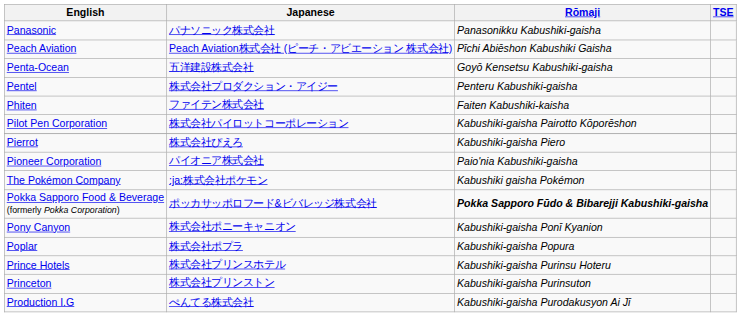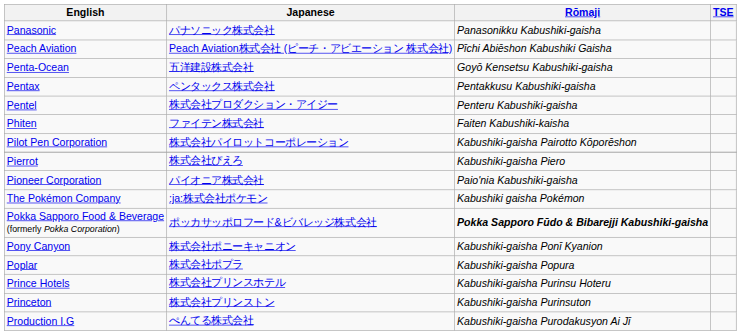+ row: (23, 86)
